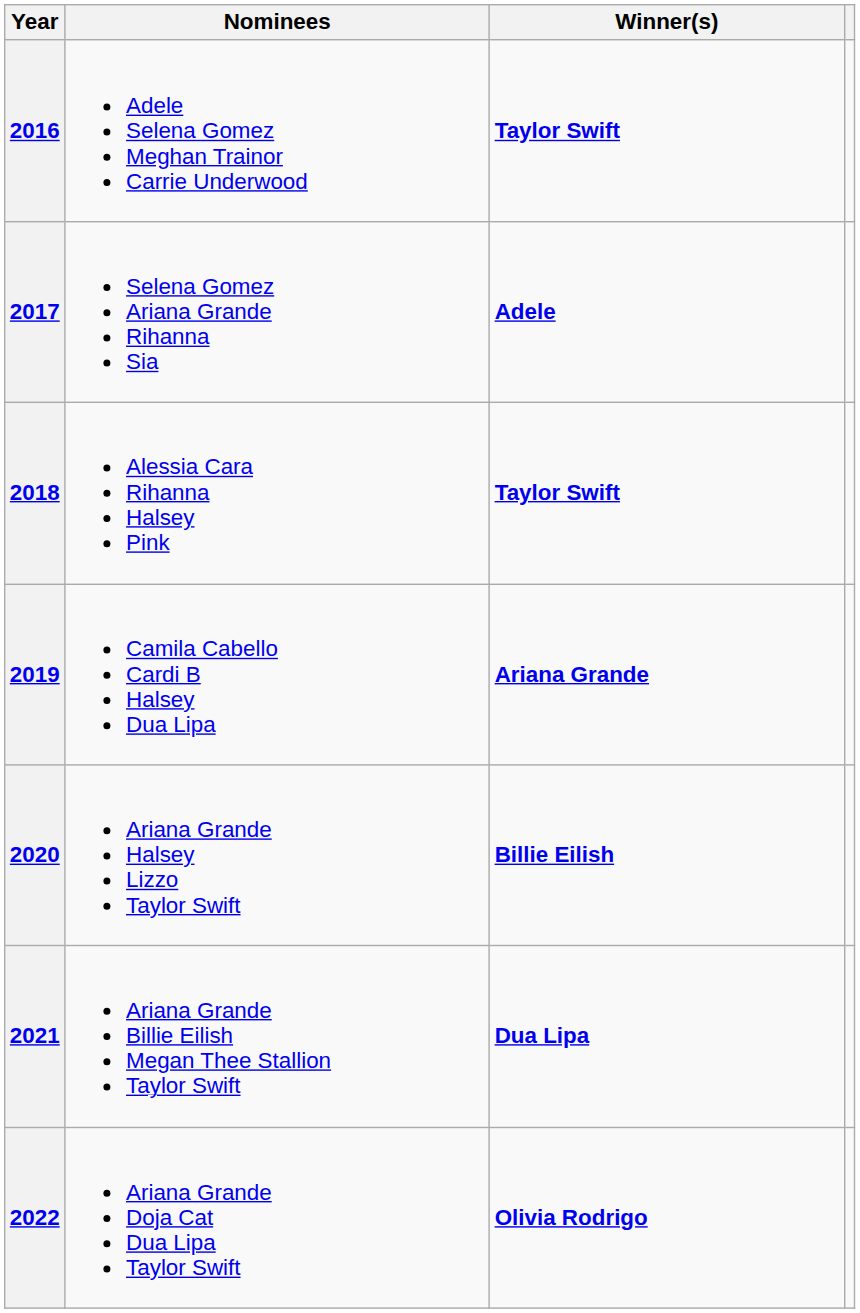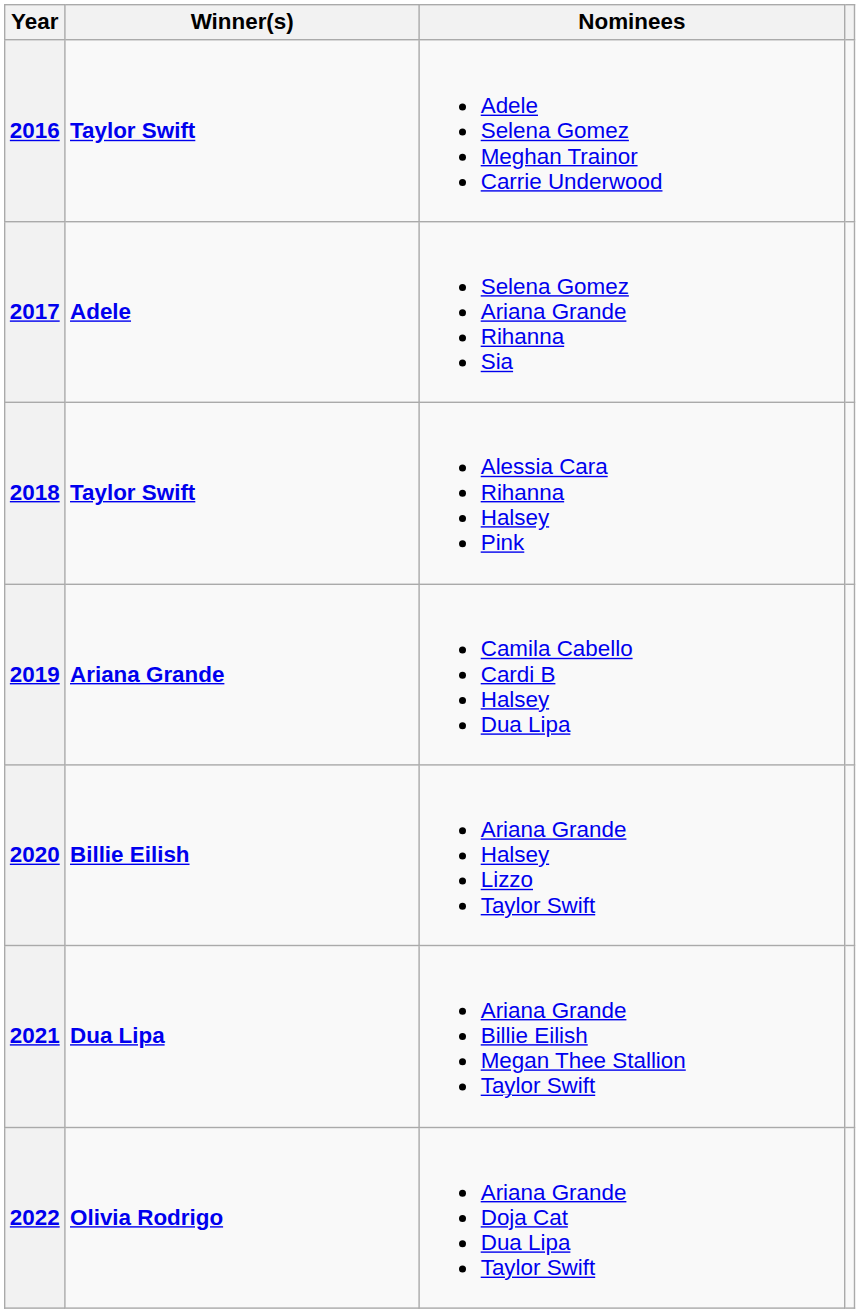columns swapped: (667, 22) <-> (277, 22)
